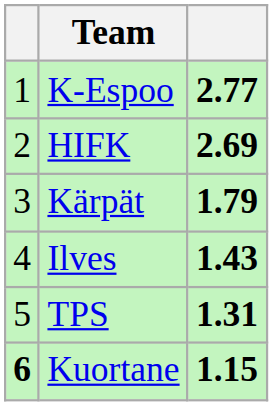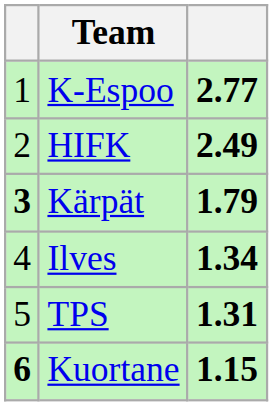(227, 145) 2.69 -> (227, 145) 2.49
(22, 201) normal -> (22, 201) bold
(227, 257) 1.43 -> (227, 257) 1.34
